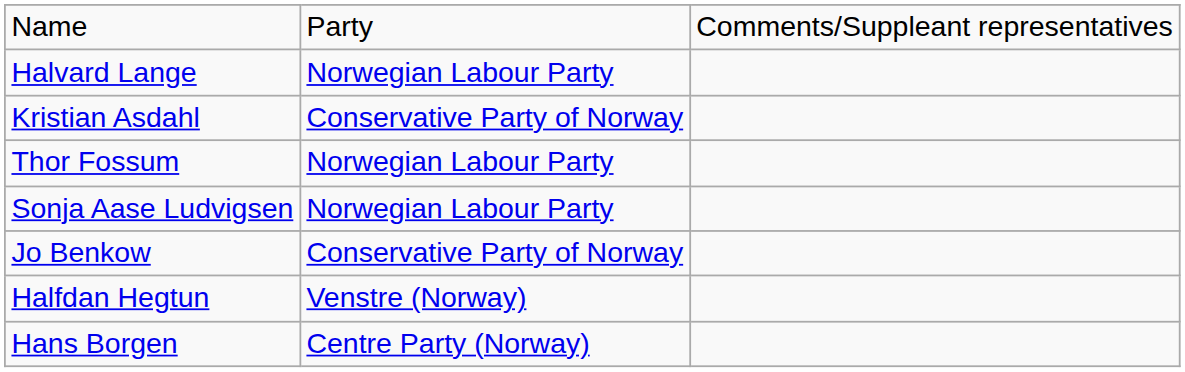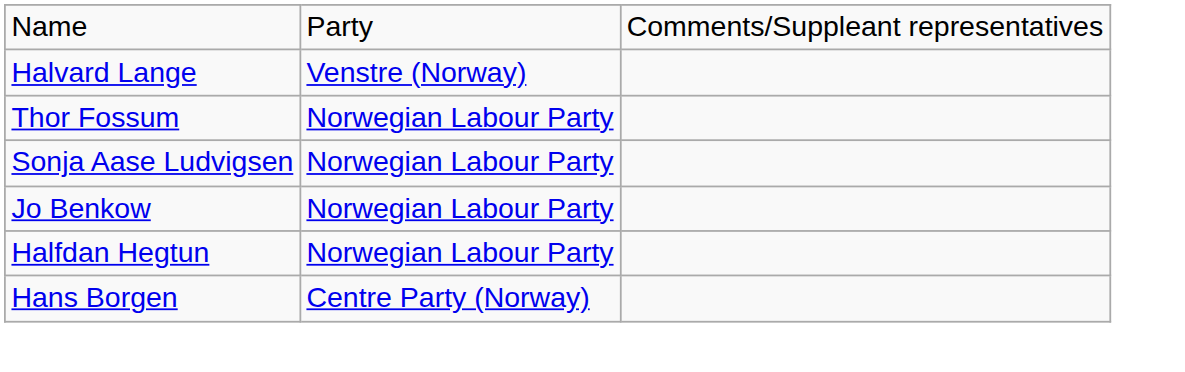(460, 72) Norwegian Labour Party -> (416, 72) Venstre (Norway)
- row: (106, 117)
(495, 252) Conservative Party of Norway -> (460, 207) Norwegian Labour Party
(416, 298) Venstre (Norway) -> (460, 252) Norwegian Labour Party
